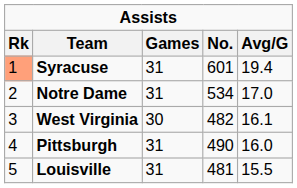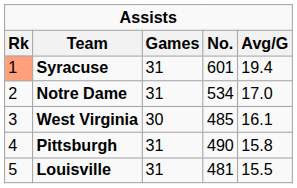(220, 120) 482 -> (220, 120) 485
(257, 145) 16.0 -> (257, 145) 15.8
